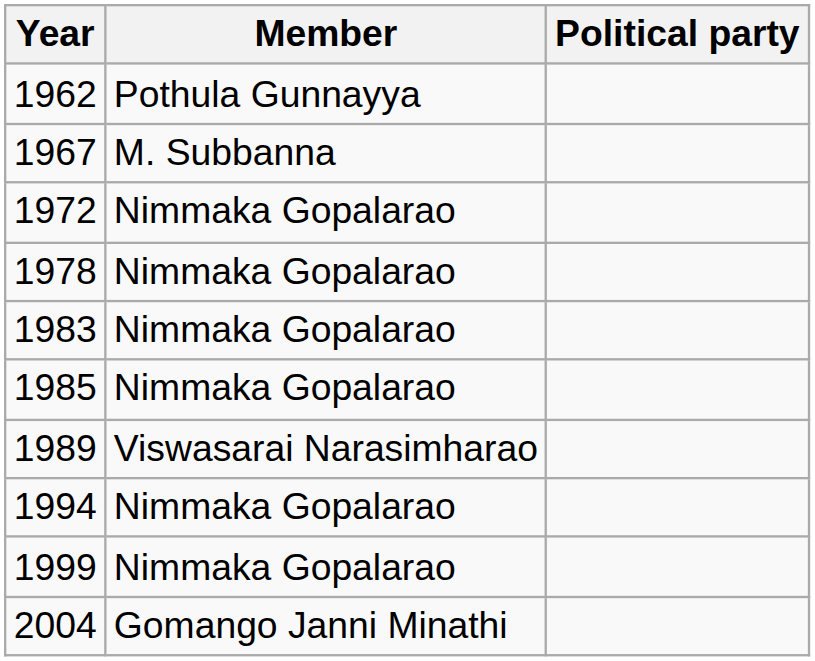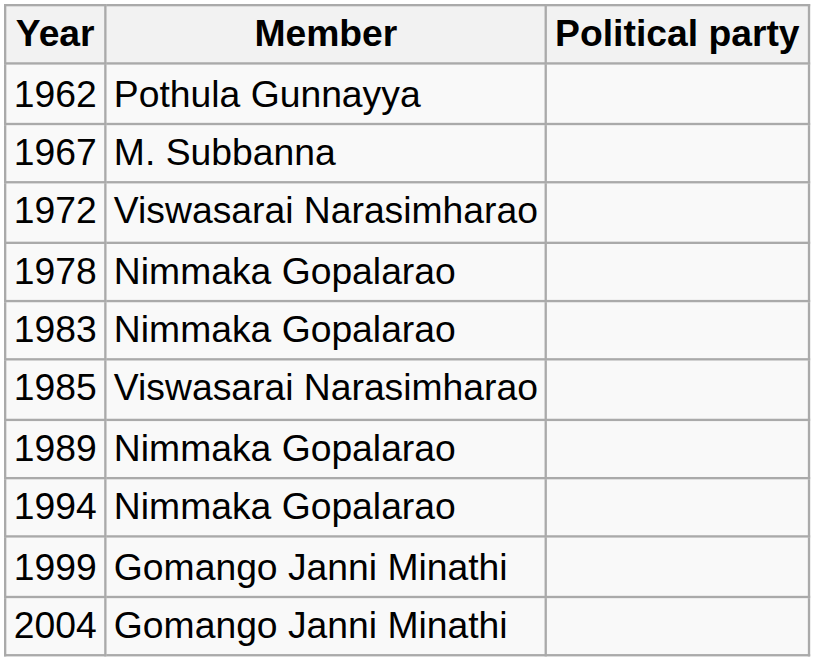(285, 211) Nimmaka Gopalarao -> (326, 211) Viswasarai Narasimharao
(285, 388) Nimmaka Gopalarao -> (326, 388) Viswasarai Narasimharao
(326, 447) Viswasarai Narasimharao -> (285, 447) Nimmaka Gopalarao
(285, 566) Nimmaka Gopalarao -> (311, 566) Gomango Janni Minathi
